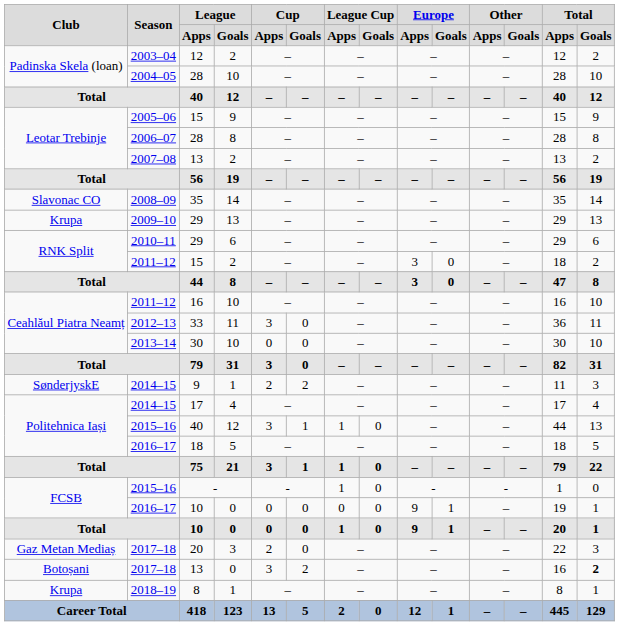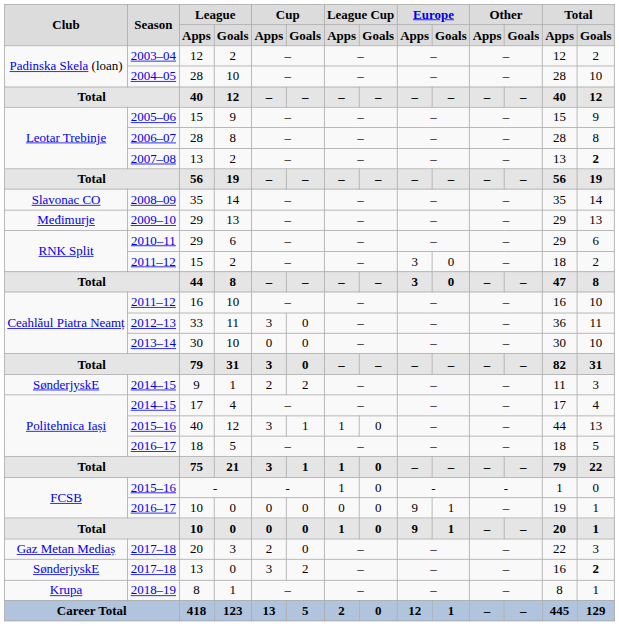(596, 158) normal -> (596, 158) bold
(66, 220) Krupa -> (66, 220) Međimurje
(66, 569) Botoșani -> (66, 569) SønderjyskE
